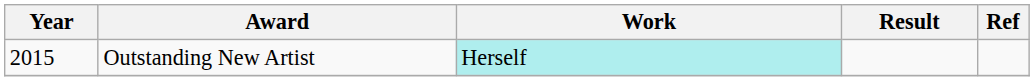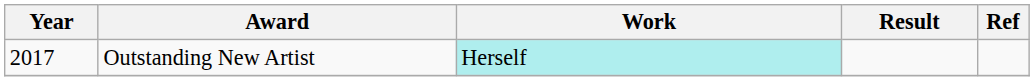(32, 57) 2015 -> (32, 57) 2017
